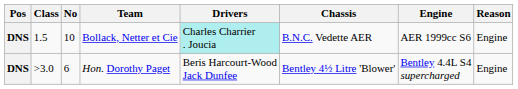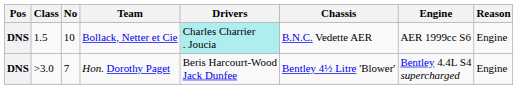(67, 69) 6 -> (67, 69) 7
